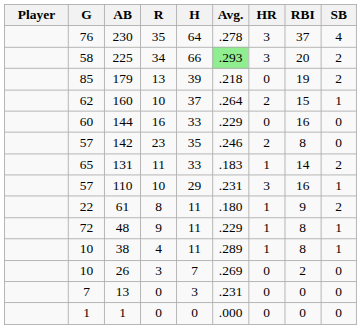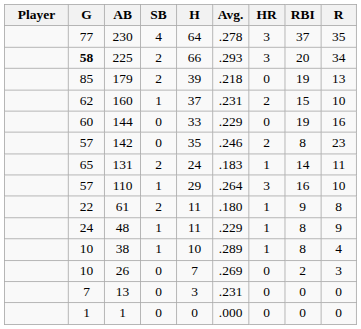columns swapped: (159, 15) <-> (339, 15)
(86, 36) 76 -> (86, 36) 77
(86, 57) normal -> (86, 57) bold
(231, 57) lightgreen background -> (231, 57) no background
(231, 100) .264 -> (231, 100) .231
(303, 121) 16 -> (303, 121) 19
(195, 164) 33 -> (195, 164) 24
(231, 185) .231 -> (231, 185) .264
(86, 228) 72 -> (86, 228) 24
(195, 249) 11 -> (195, 249) 10
